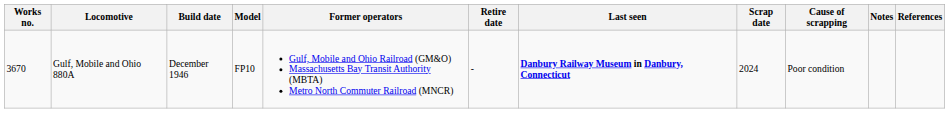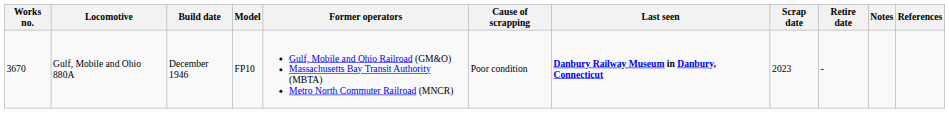columns swapped: (493, 17) <-> (827, 17)
(749, 69) 2024 -> (782, 69) 2023
